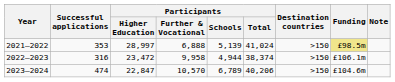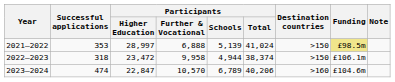(101, 58) 316 -> (101, 58) 318
(320, 71) >150 -> (320, 71) >160
